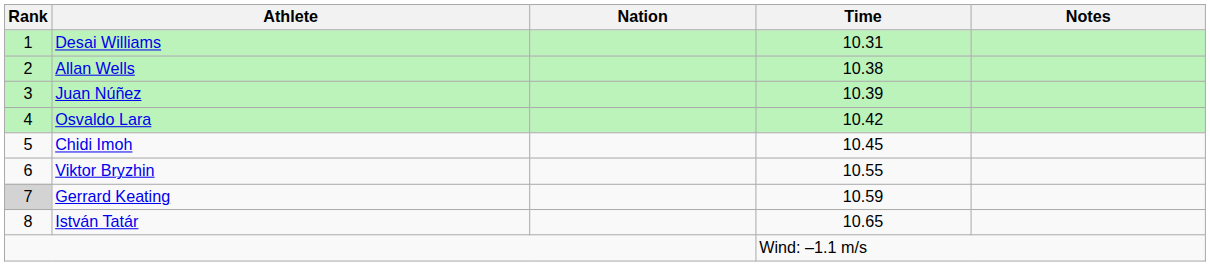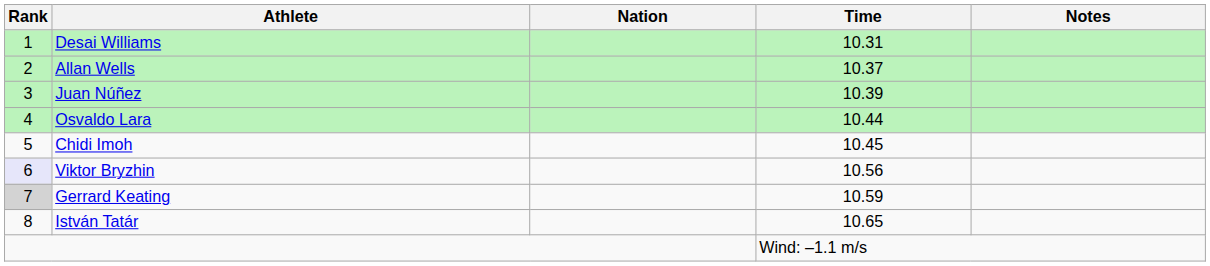(863, 68) 10.38 -> (863, 68) 10.37
(863, 119) 10.42 -> (863, 119) 10.44
(28, 171) no background -> (28, 171) lavender background
(863, 171) 10.55 -> (863, 171) 10.56
